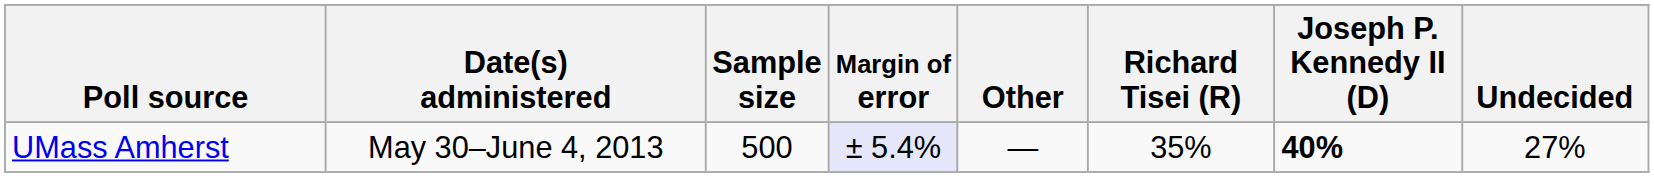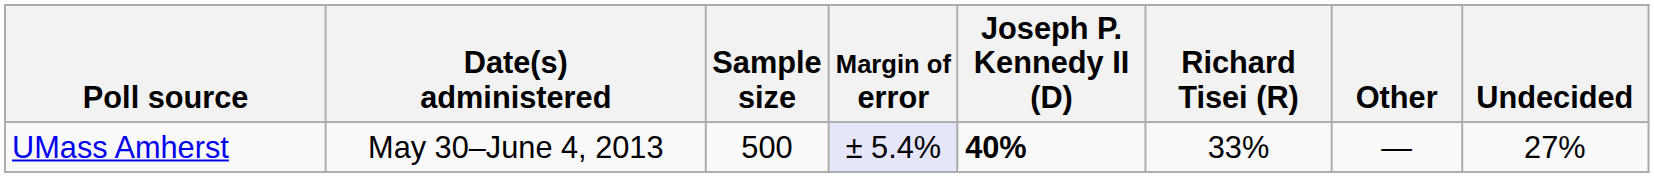columns swapped: (1368, 63) <-> (1023, 97)
(1181, 146) 35% -> (1238, 146) 33%
